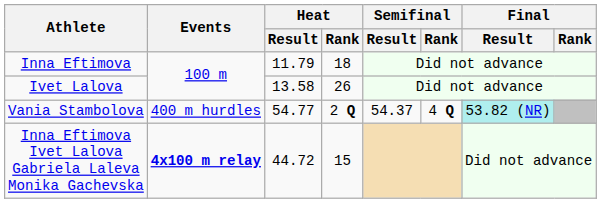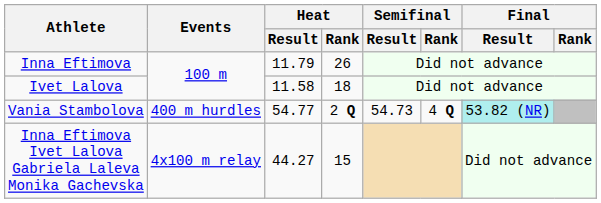(343, 64) 18 -> (343, 64) 26
(293, 88) 13.58 -> (293, 88) 11.58
(343, 88) 26 -> (343, 88) 18
(392, 111) 54.37 -> (392, 111) 54.73
(206, 161) bold -> (206, 161) normal
(293, 161) 44.72 -> (293, 161) 44.27
